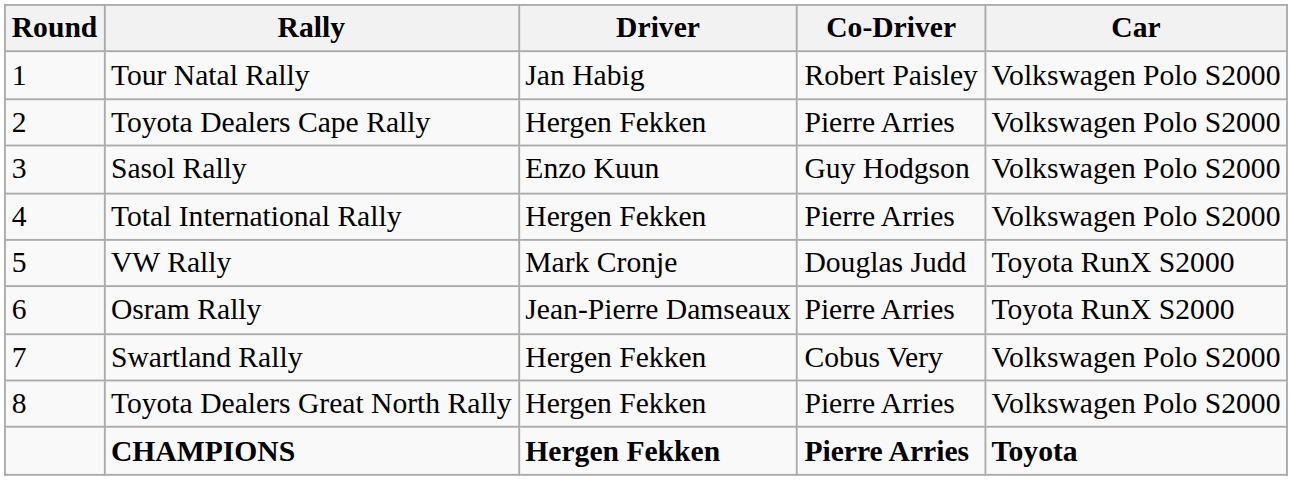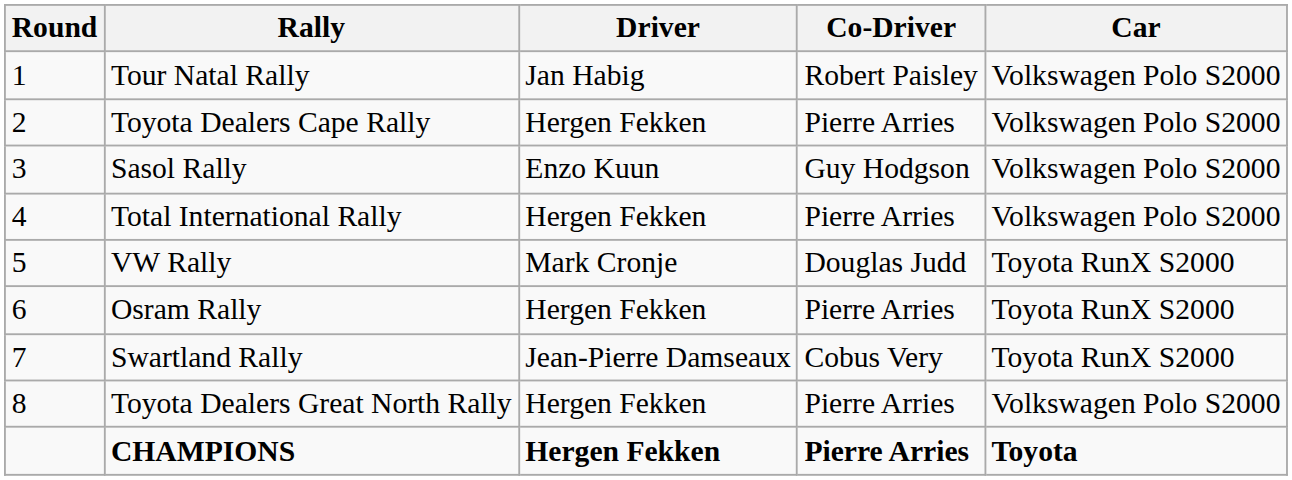(658, 309) Jean-Pierre Damseaux -> (616, 309) Hergen Fekken
(616, 356) Hergen Fekken -> (658, 356) Jean-Pierre Damseaux
(1136, 356) Volkswagen Polo S2000 -> (1113, 356) Toyota RunX S2000
